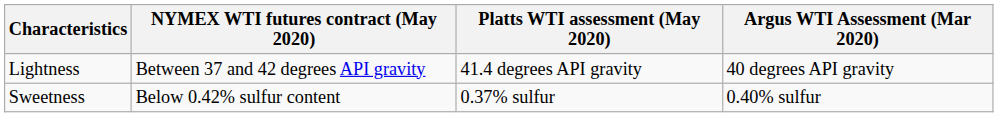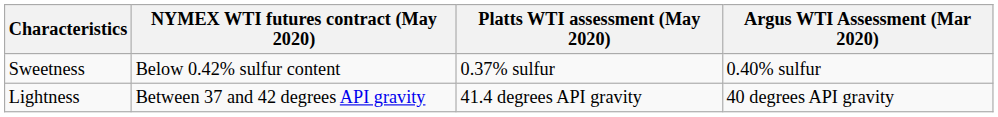rows swapped: (44, 68) <-> (47, 97)
